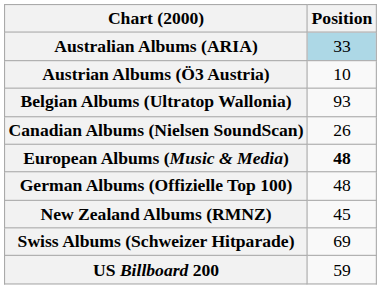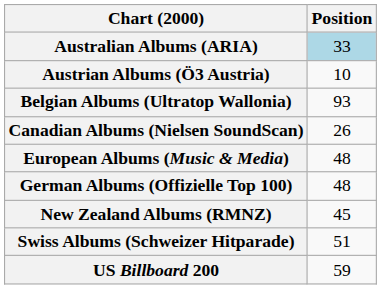(342, 158) bold -> (342, 158) normal
(342, 241) 69 -> (342, 241) 51
